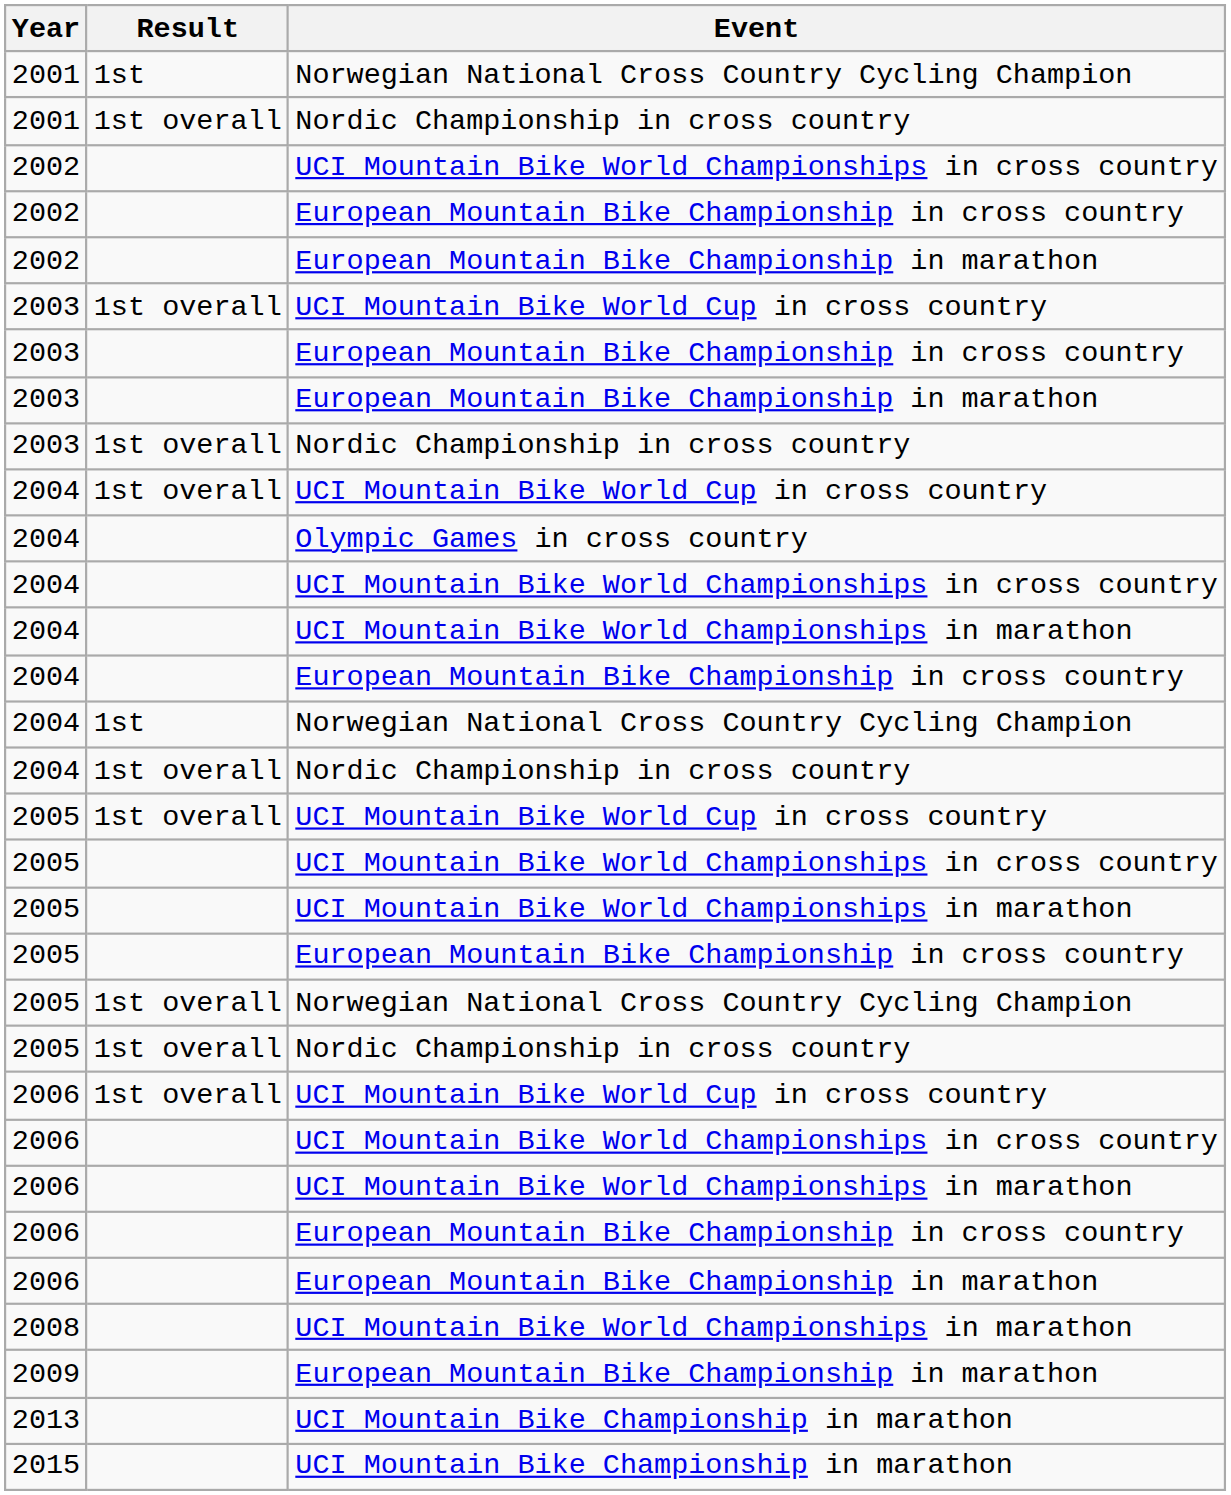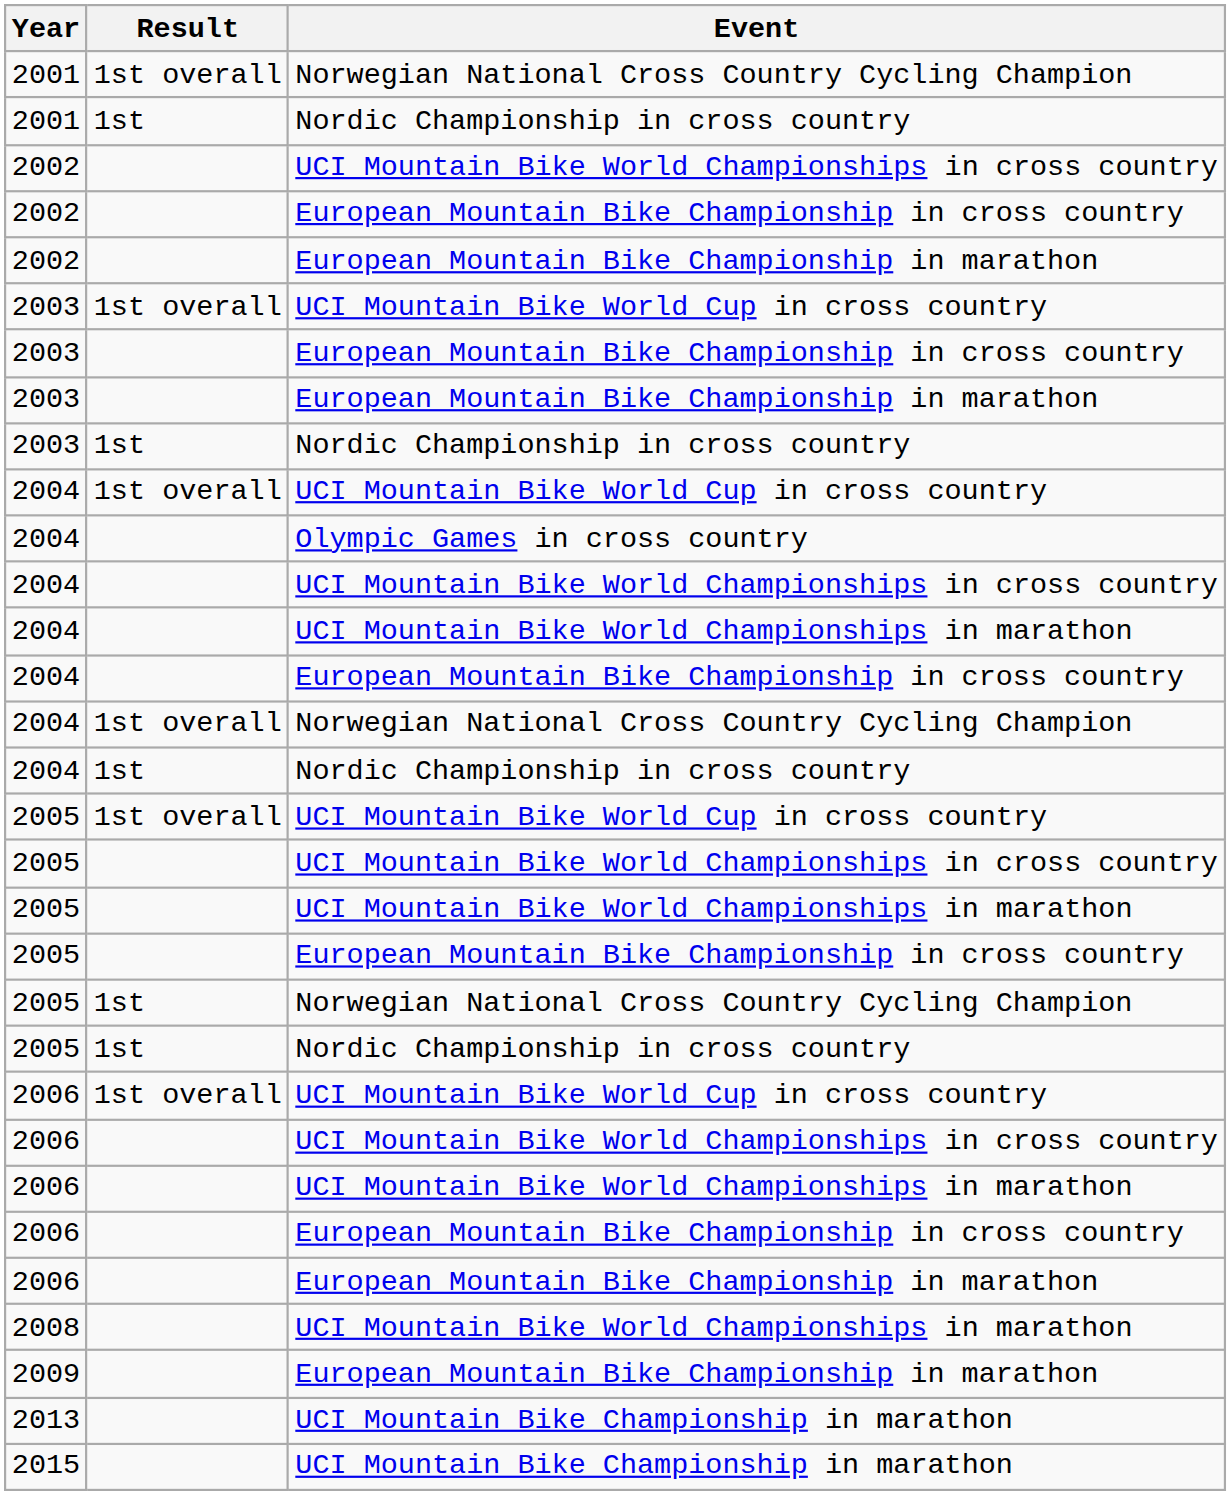(119, 75) 1st -> (188, 75) 1st overall
(188, 121) 1st overall -> (119, 121) 1st
(188, 446) 1st overall -> (119, 446) 1st
(119, 724) 1st -> (188, 724) 1st overall
(188, 771) 1st overall -> (119, 771) 1st
(188, 1003) 1st overall -> (119, 1003) 1st
(188, 1049) 1st overall -> (119, 1049) 1st
